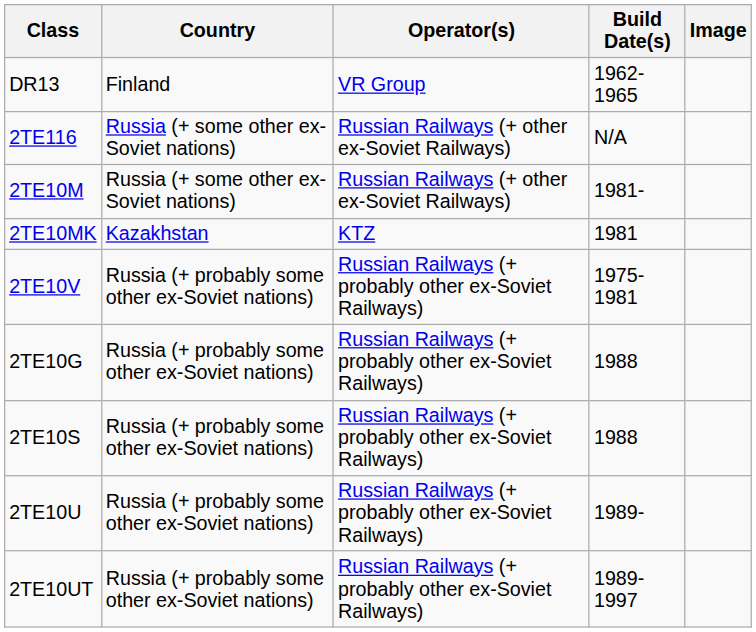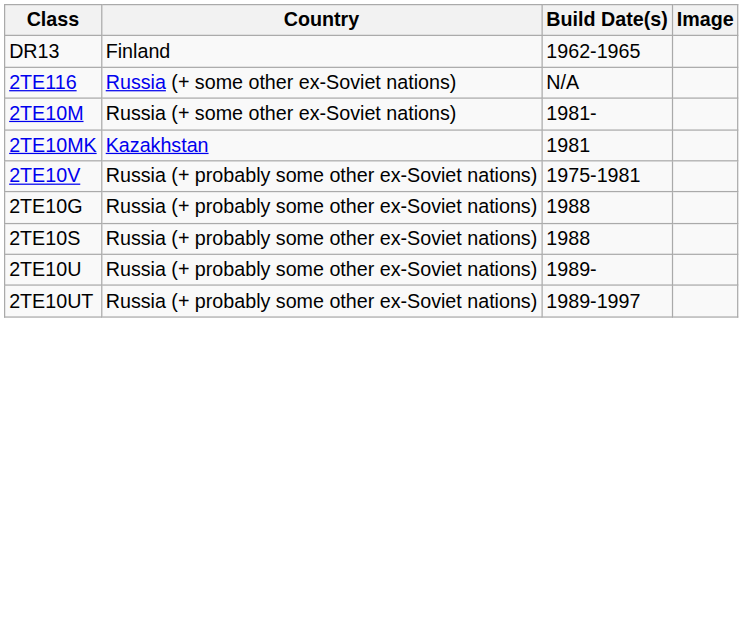- column: (461, 31)
